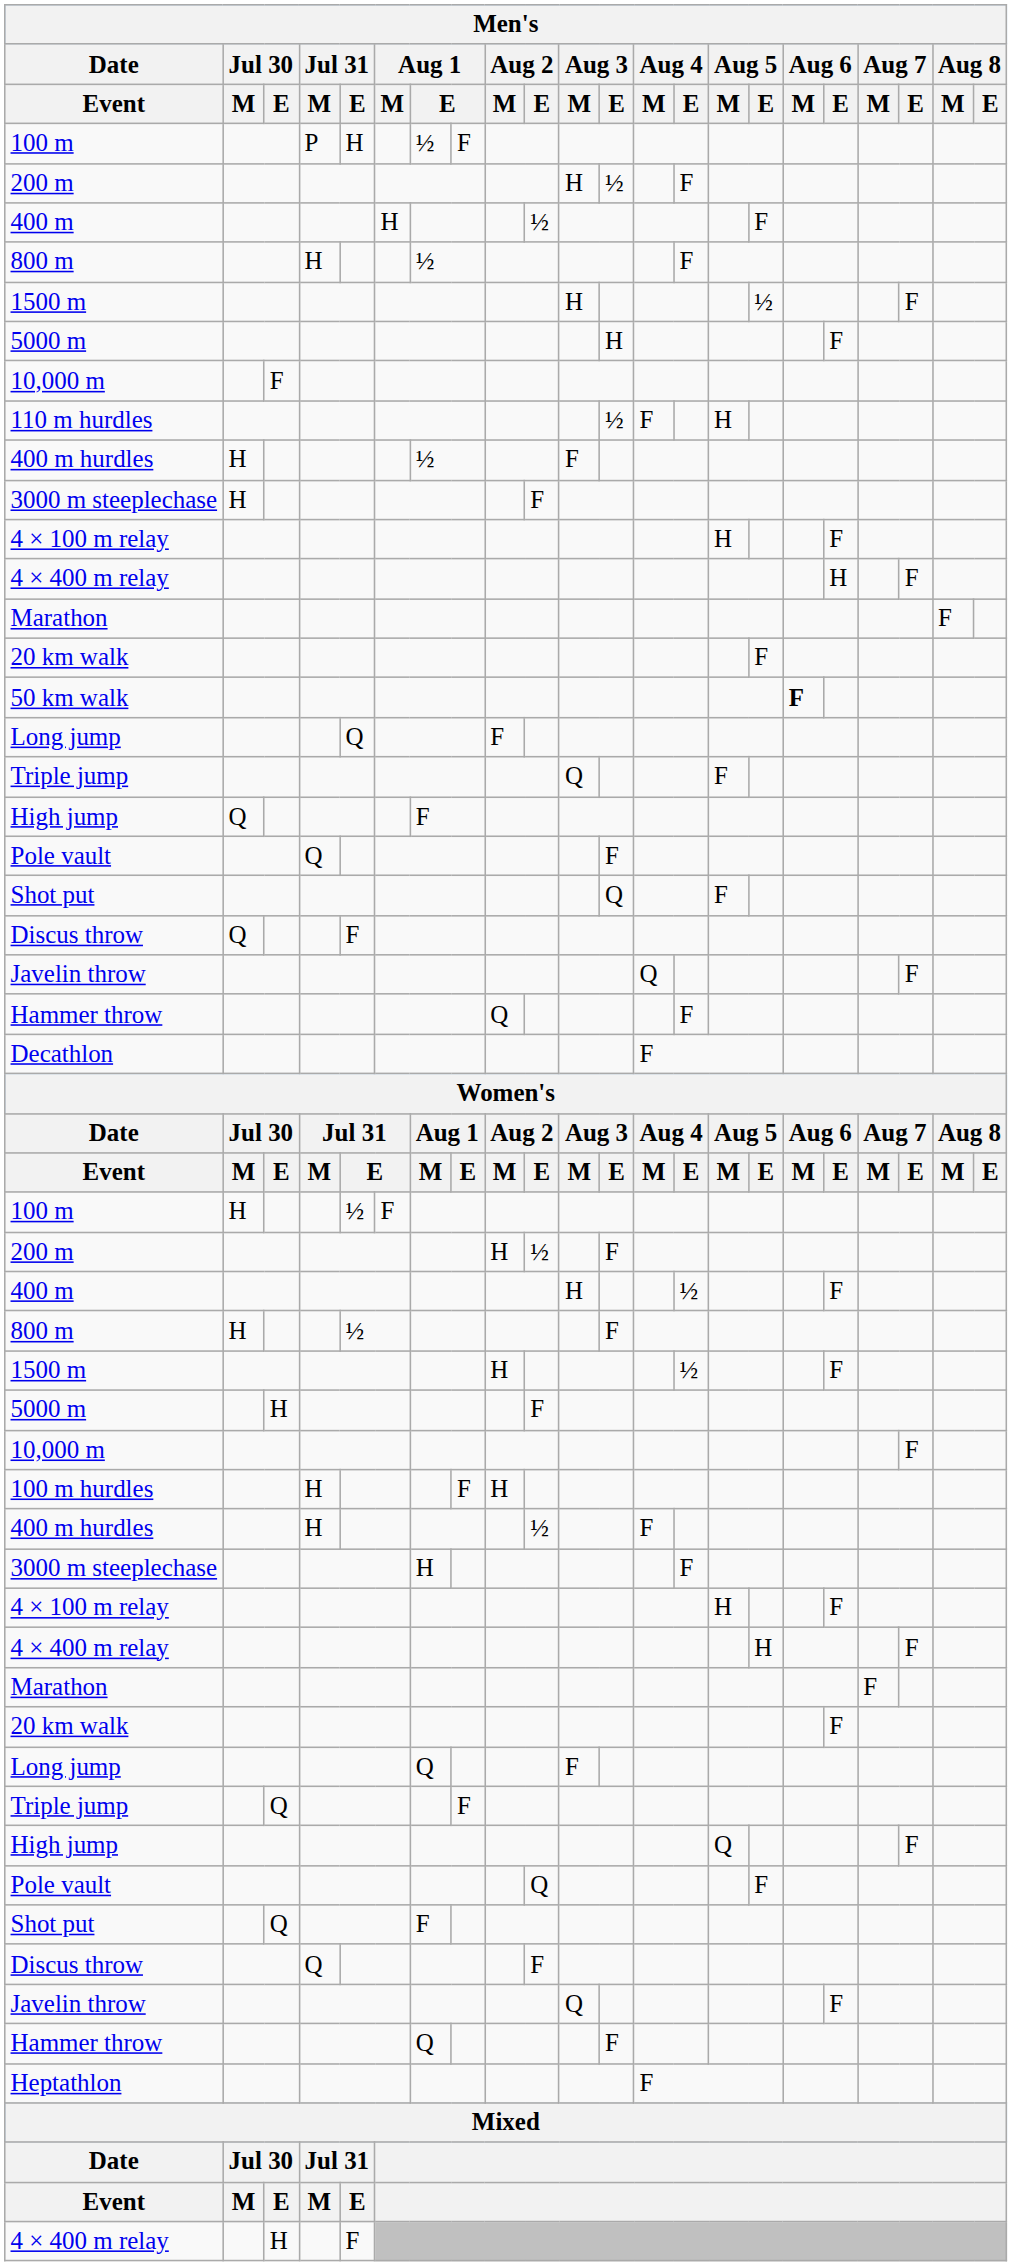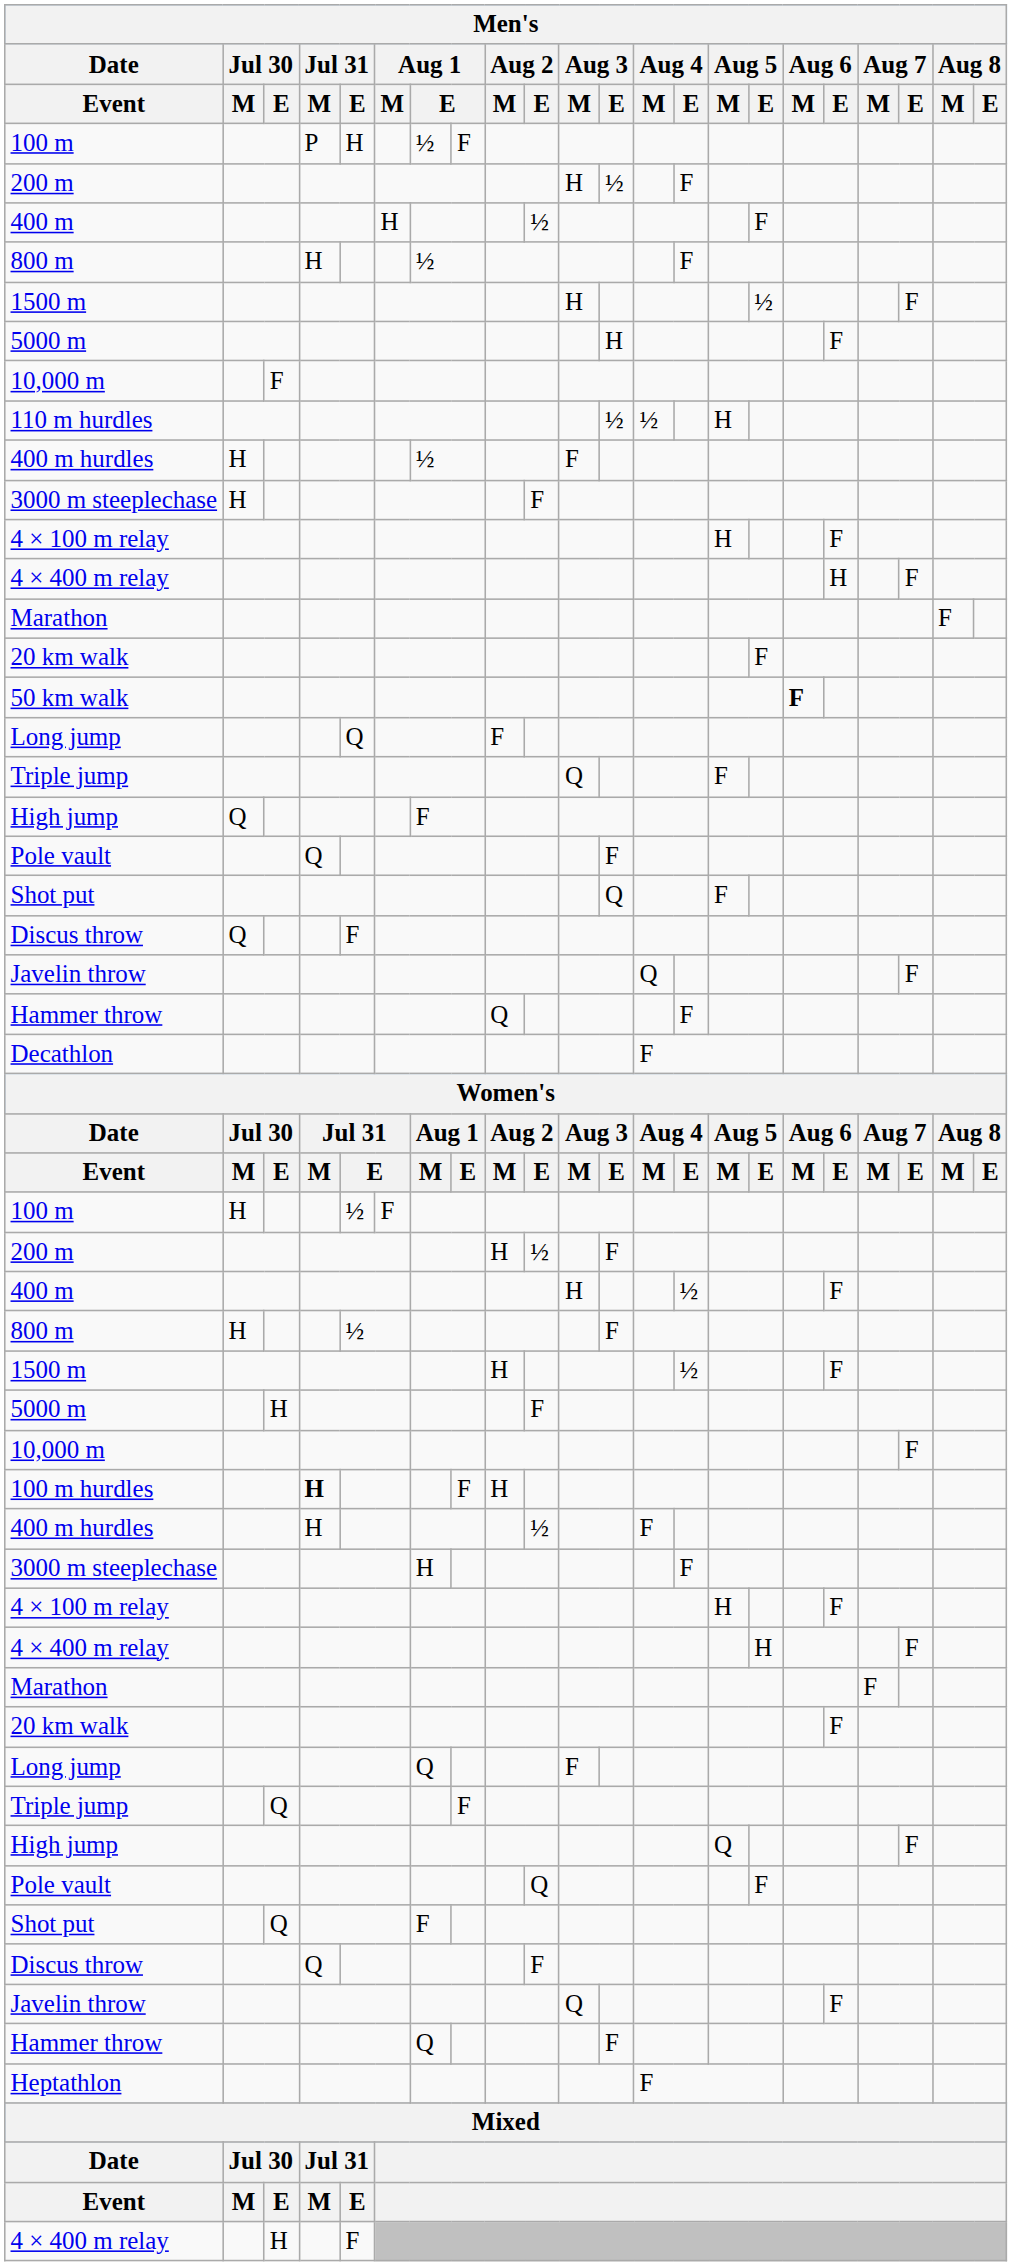(646, 420) F -> (649, 420) ½
(314, 1488) normal -> (314, 1488) bold
